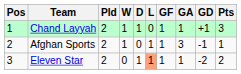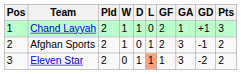(162, 28) 1 -> (162, 28) 2
(162, 45) 1 -> (162, 45) 2
(221, 45) 1 -> (221, 45) 2
(181, 61) 1 -> (181, 61) 3
